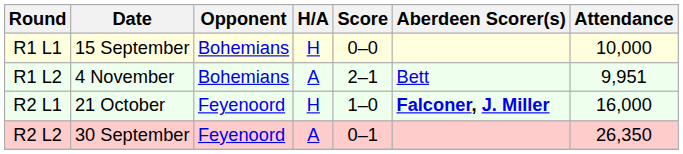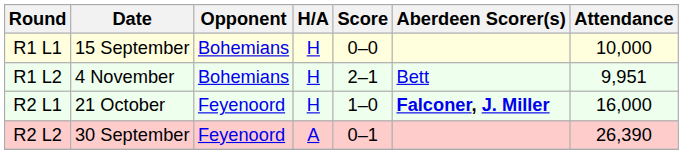(313, 76) A -> (313, 76) H
(624, 134) 26,350 -> (624, 134) 26,390
